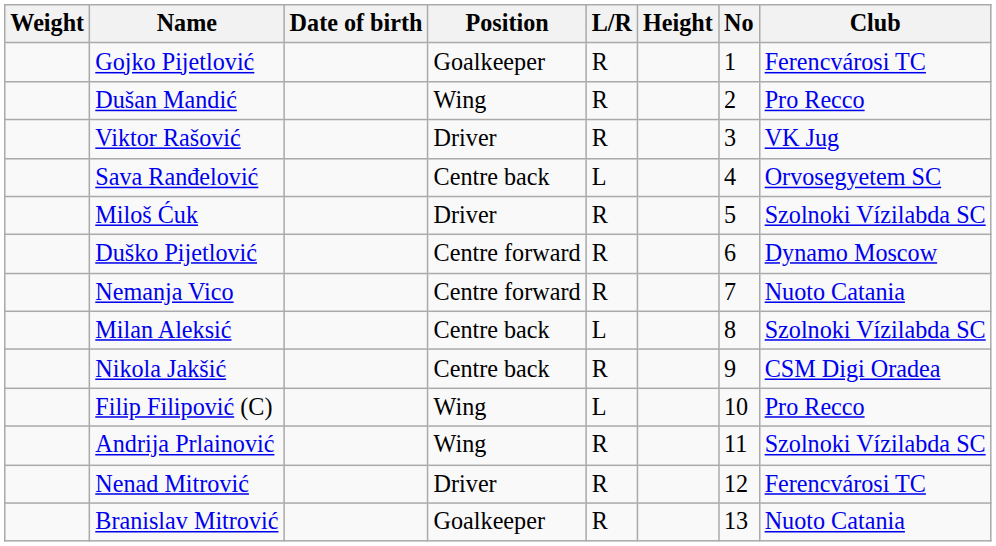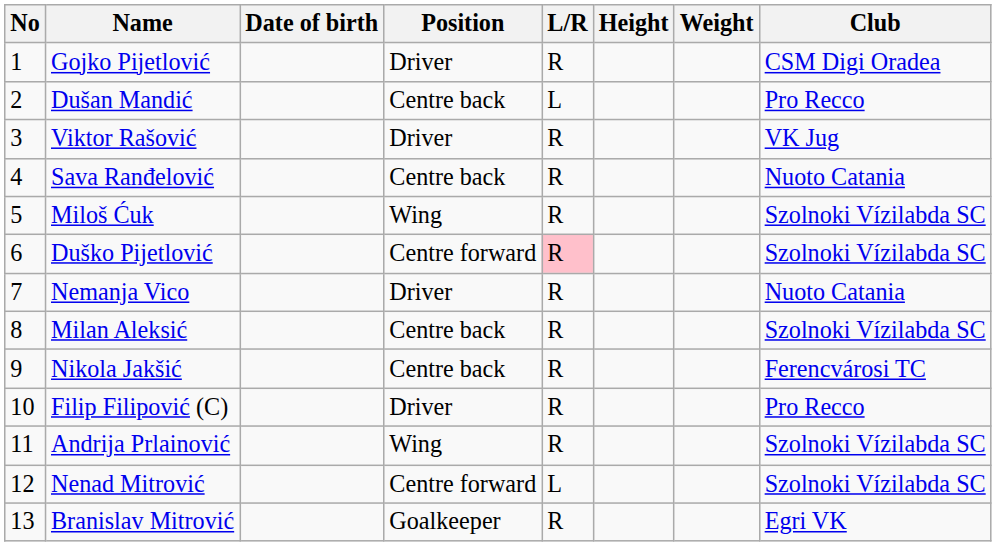columns swapped: (739, 23) <-> (47, 23)
(489, 61) Goalkeeper -> (421, 61) Driver
(845, 61) Ferencvárosi TC -> (853, 61) CSM Digi Oradea
(460, 100) Wing -> (447, 100) Centre back
(600, 100) R -> (555, 100) L
(599, 176) L -> (555, 176) R
(853, 176) Orvosegyetem SC -> (835, 176) Nuoto Catania
(465, 215) Driver -> (416, 215) Wing
(600, 253) no background -> (555, 253) pink background
(851, 253) Dynamo Moscow -> (875, 253) Szolnoki Vízilabda SC
(507, 291) Centre forward -> (421, 291) Driver
(599, 330) L -> (555, 330) R
(853, 368) CSM Digi Oradea -> (845, 368) Ferencvárosi TC
(460, 406) Wing -> (421, 406) Driver
(599, 406) L -> (555, 406) R
(465, 483) Driver -> (463, 483) Centre forward
(600, 483) R -> (555, 483) L
(845, 483) Ferencvárosi TC -> (875, 483) Szolnoki Vízilabda SC
(835, 521) Nuoto Catania -> (806, 521) Egri VK
